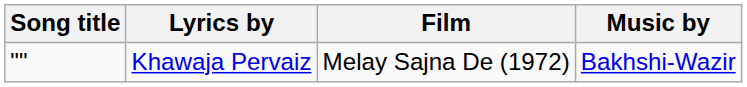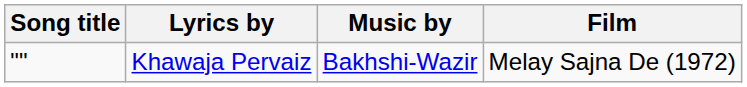columns swapped: (658, 23) <-> (446, 23)
